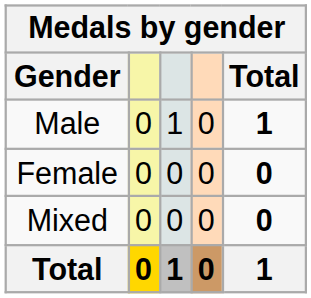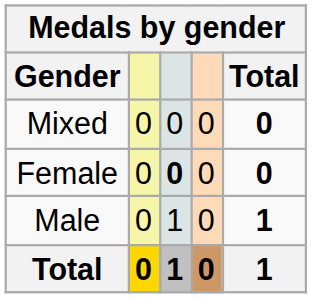rows swapped: (67, 125) <-> (67, 221)
(175, 173) normal -> (175, 173) bold
